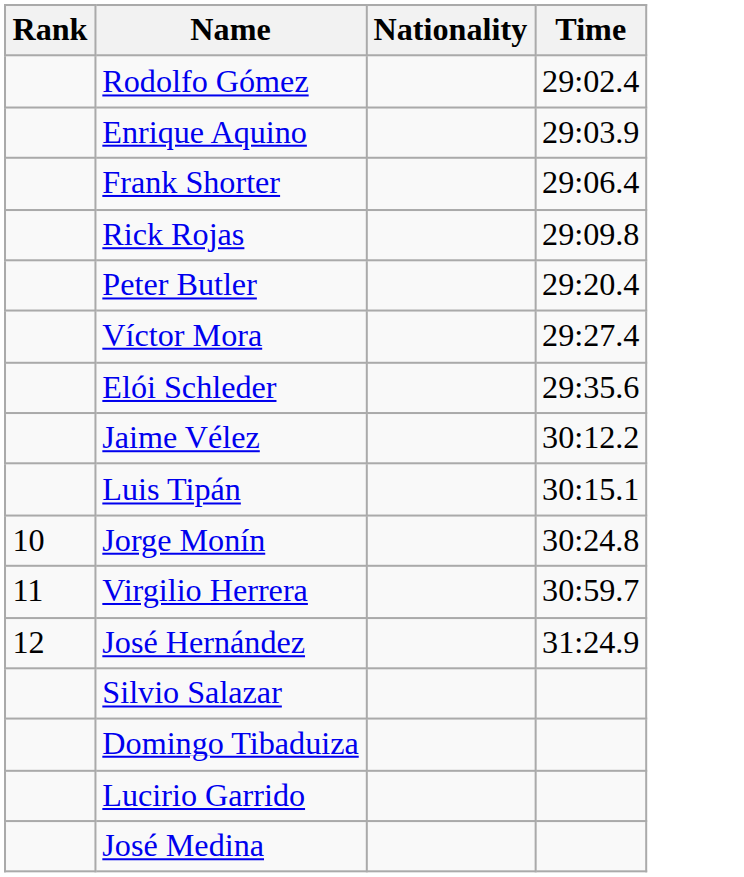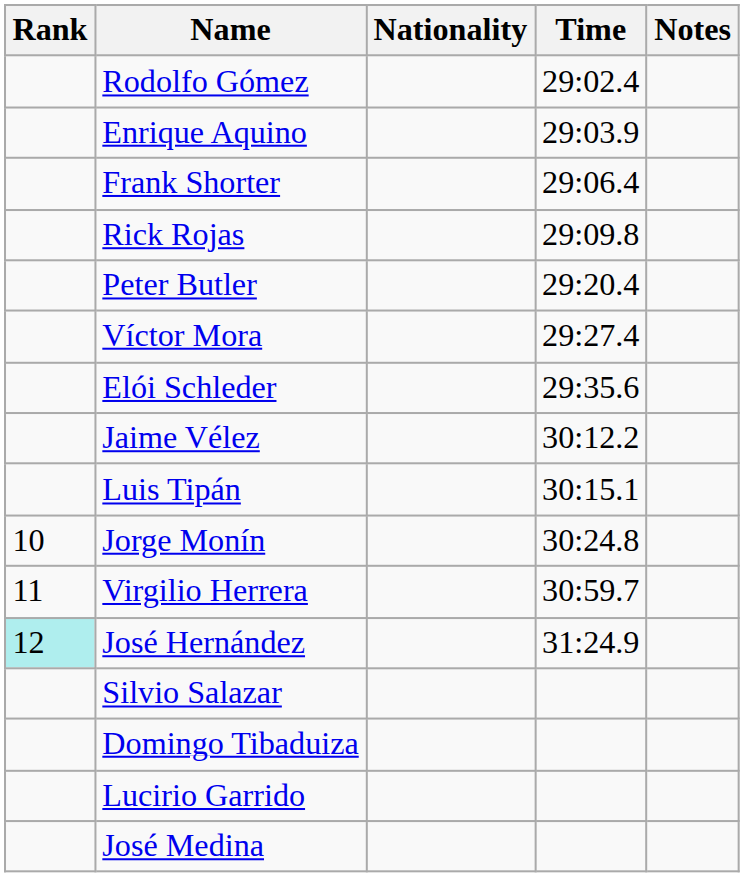+ column: (693, 30)
(28, 642) no background -> (28, 642) paleturquoise background
